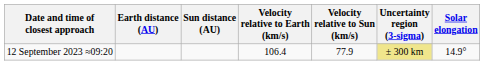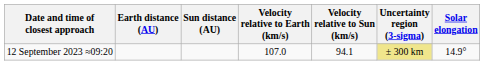(275, 52) 106.4 -> (275, 52) 107.0
(345, 52) 77.9 -> (345, 52) 94.1
